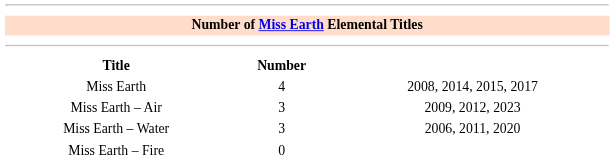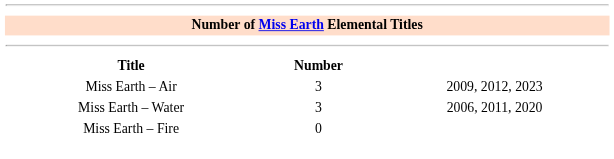- row: (116, 86)
